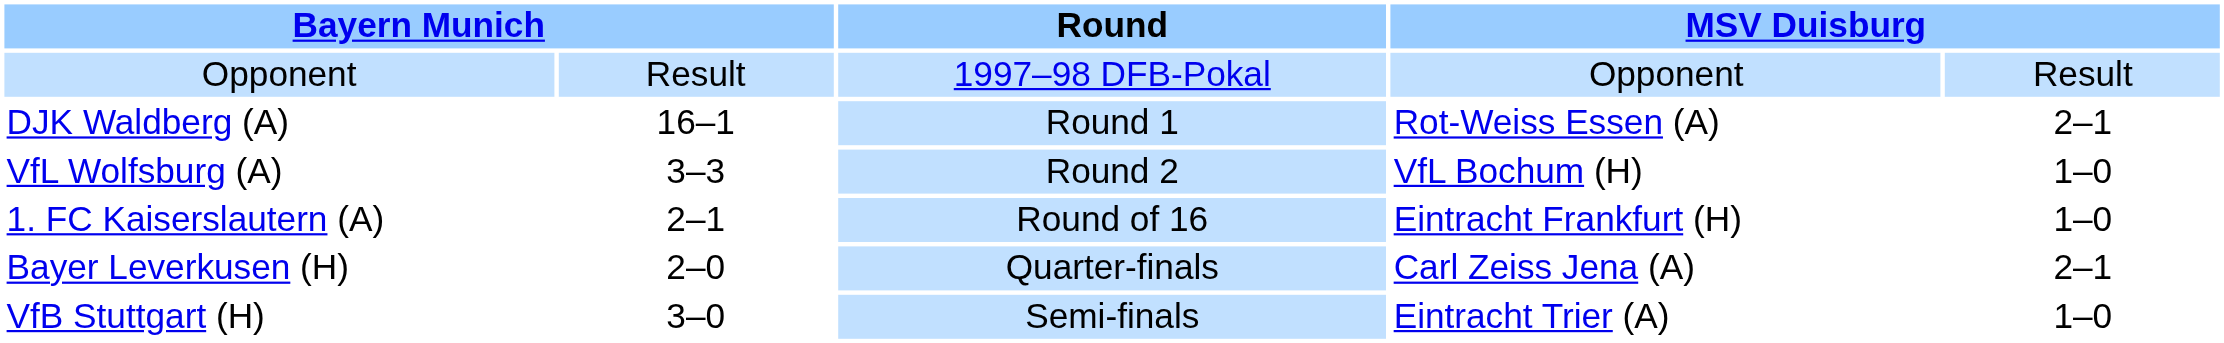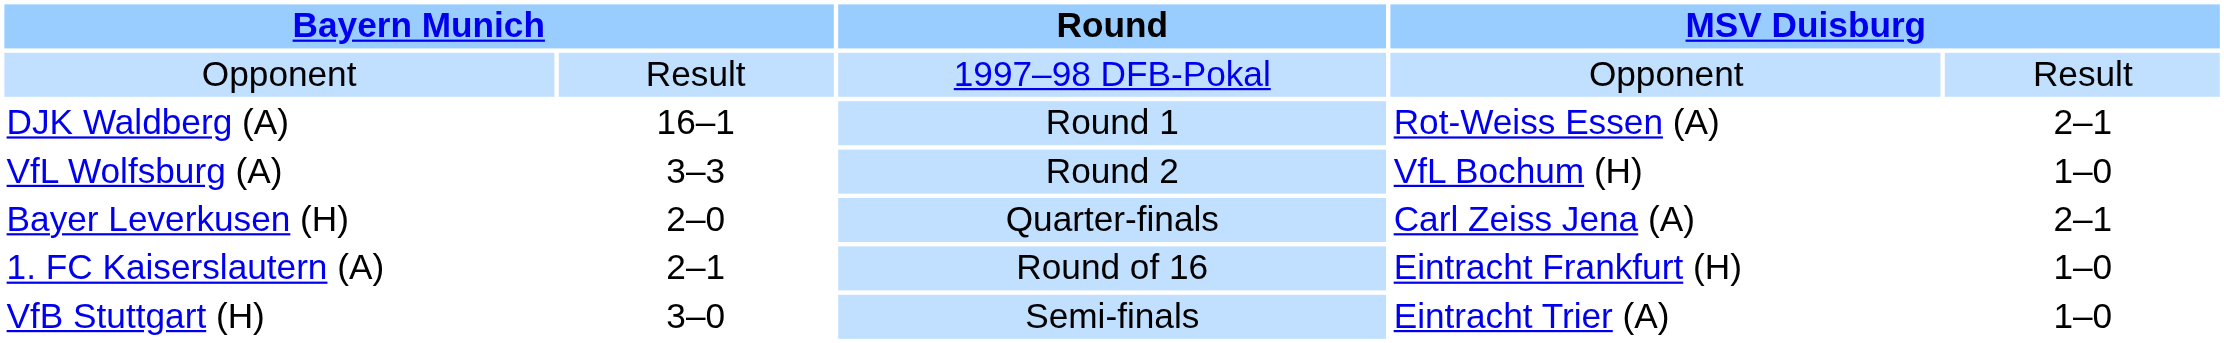rows swapped: (195, 219) <-> (178, 267)
